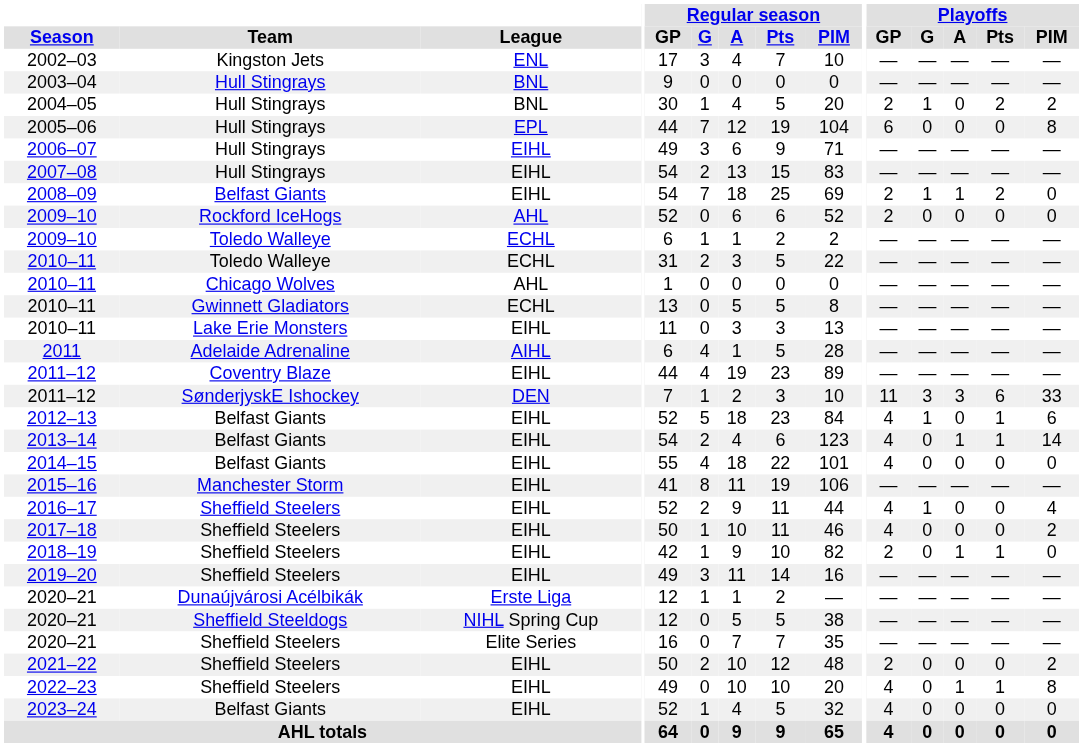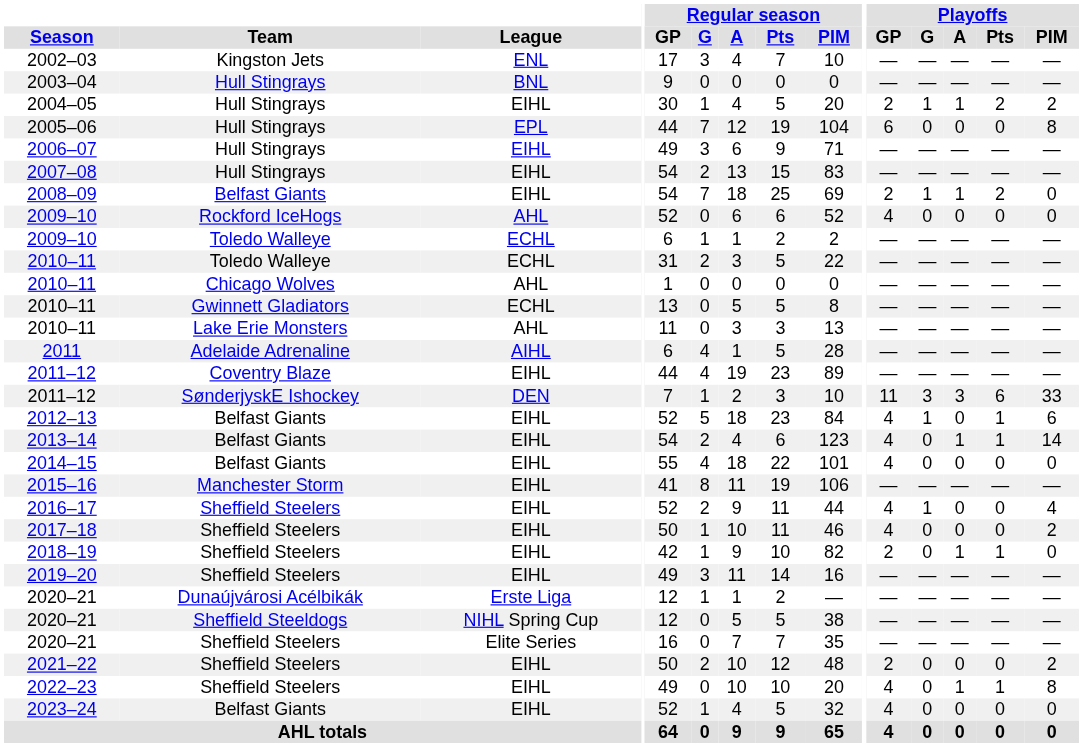(531, 104) BNL -> (531, 104) EIHL
(960, 104) 0 -> (960, 104) 1
(889, 216) 2 -> (889, 216) 4
(531, 328) EIHL -> (531, 328) AHL
